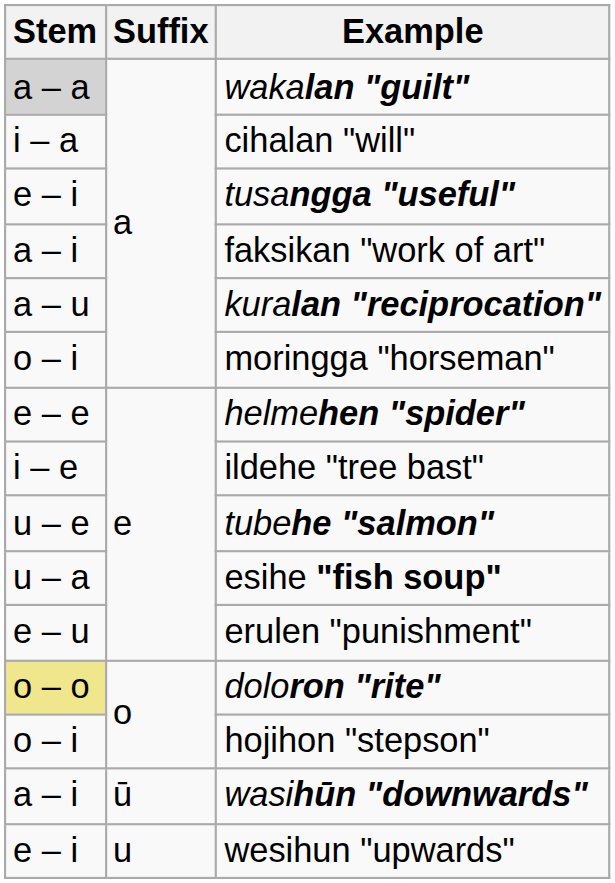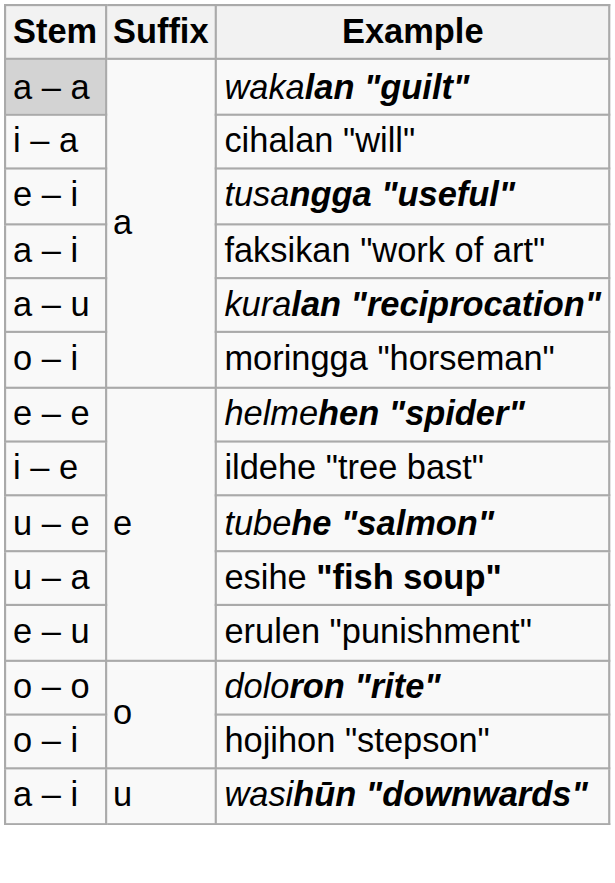(51, 686) khaki background -> (51, 686) no background
(123, 795) ū -> (123, 795) u
- row: (370, 850)
